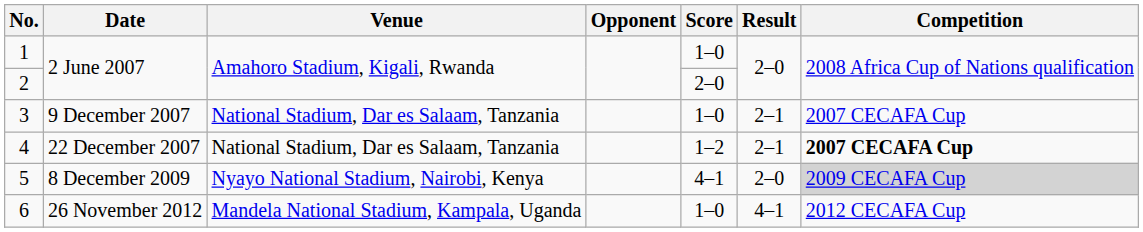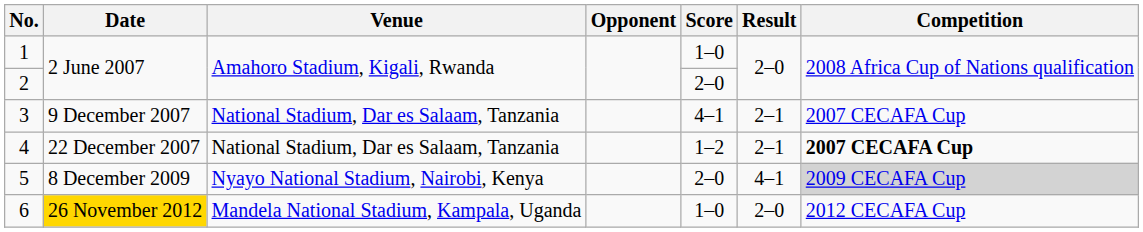(709, 115) 1–0 -> (709, 115) 4–1
(709, 178) 4–1 -> (709, 178) 2–0
(769, 178) 2–0 -> (769, 178) 4–1
(125, 210) no background -> (125, 210) gold background
(769, 210) 4–1 -> (769, 210) 2–0
